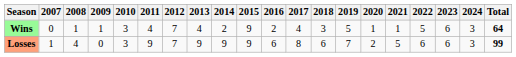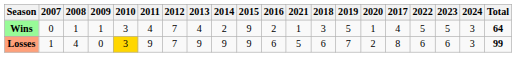columns swapped: (299, 12) <-> (398, 12)
(447, 28) 6 -> (447, 28) 5
(125, 44) no background -> (125, 44) gold background
